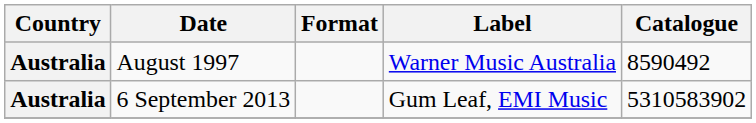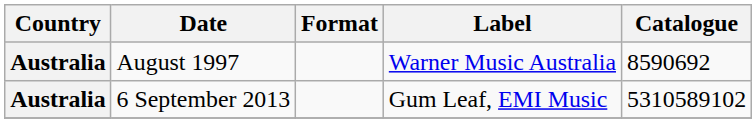(669, 61) 8590492 -> (669, 61) 8590692
(687, 99) 5310583902 -> (687, 99) 5310589102
